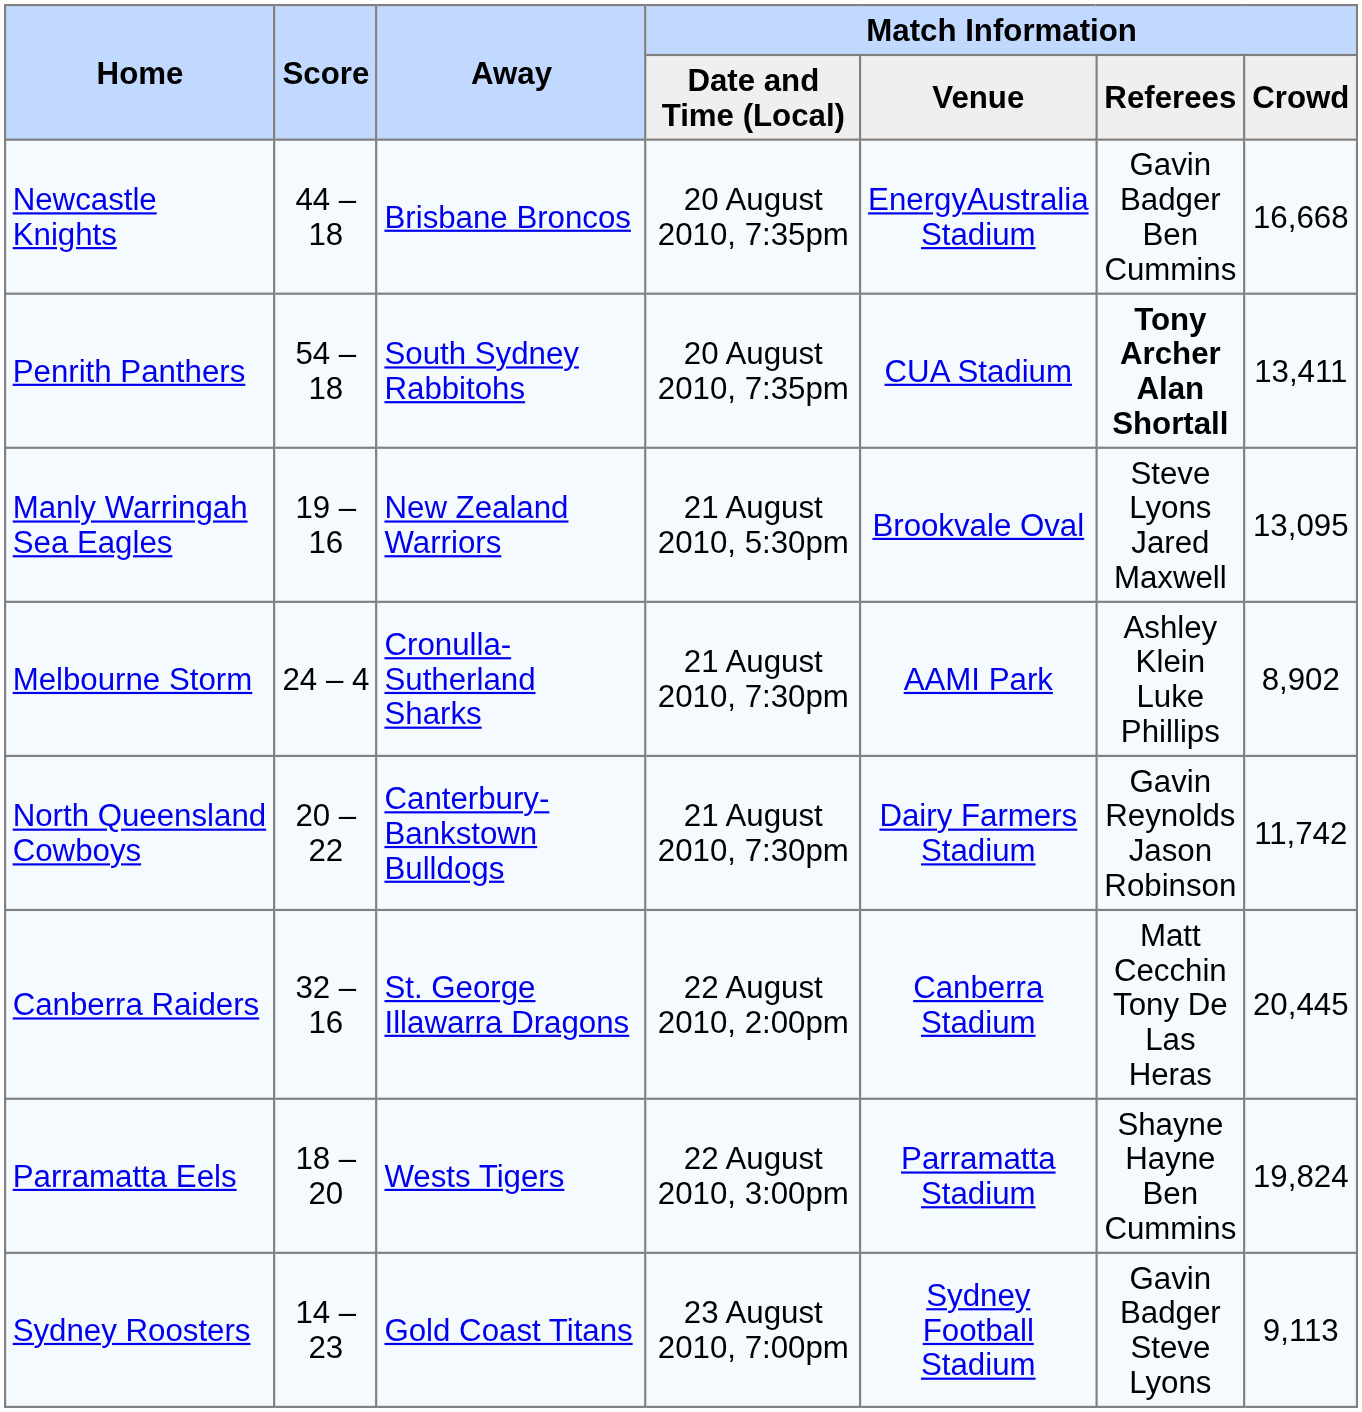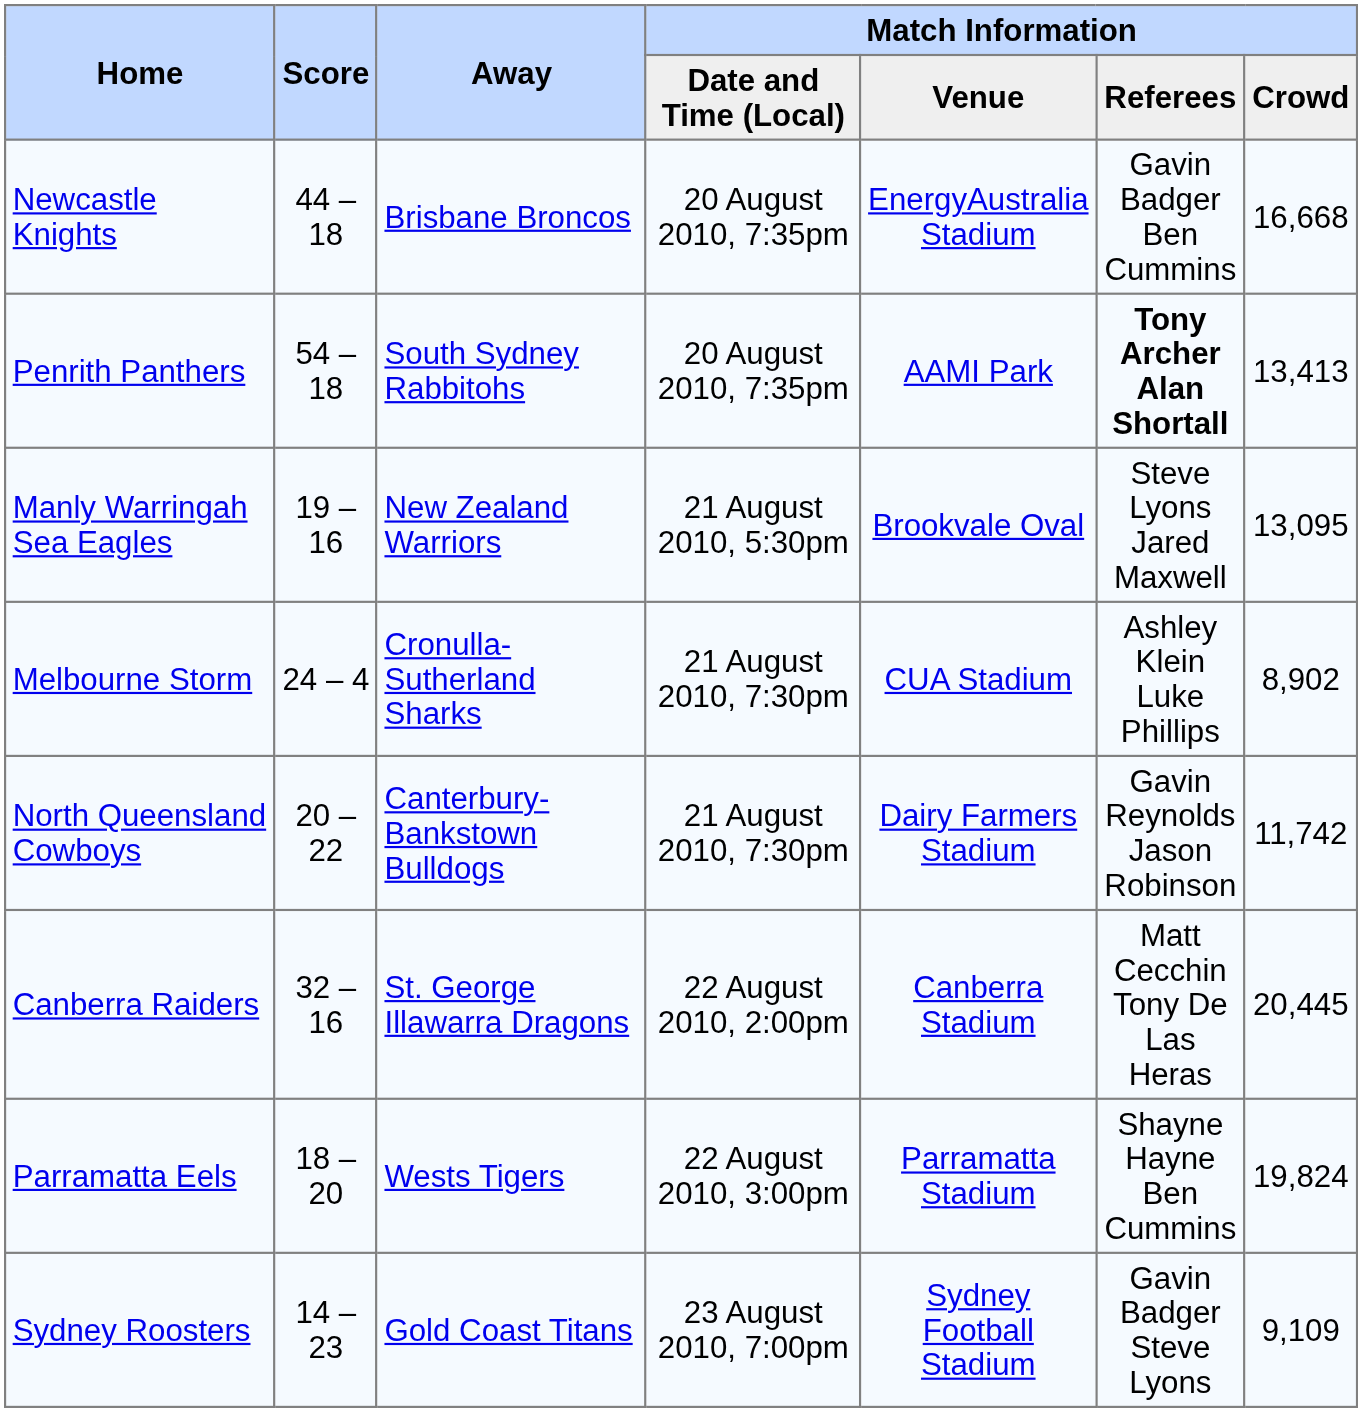(978, 371) CUA Stadium -> (978, 371) AAMI Park
(1301, 371) 13,411 -> (1301, 371) 13,413
(978, 679) AAMI Park -> (978, 679) CUA Stadium
(1301, 1330) 9,113 -> (1301, 1330) 9,109
